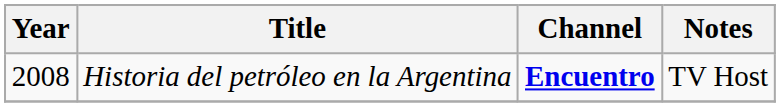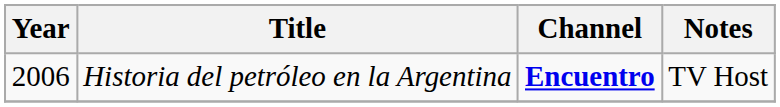(41, 76) 2008 -> (41, 76) 2006
